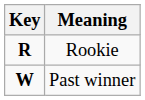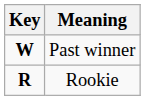rows swapped: (92, 50) <-> (92, 80)
